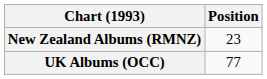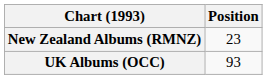(233, 62) 77 -> (233, 62) 93
